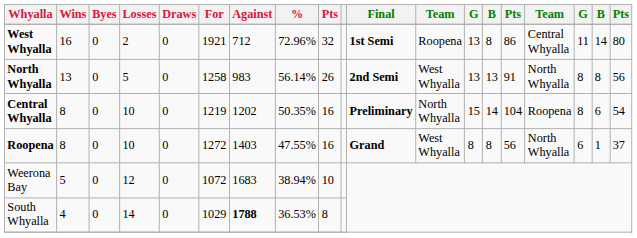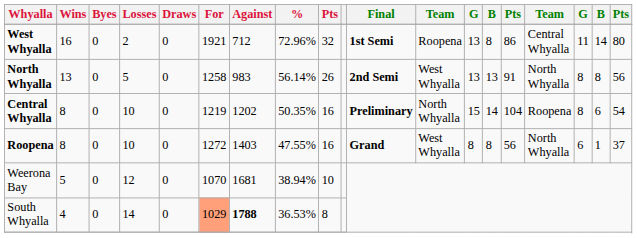(214, 179) 1072 -> (214, 179) 1070
(244, 179) 1683 -> (244, 179) 1681
(214, 214) no background -> (214, 214) lightsalmon background
